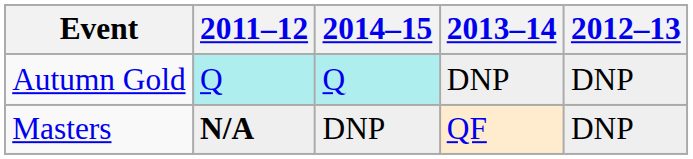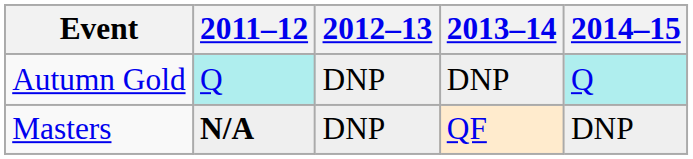columns swapped: (626, 29) <-> (377, 29)
